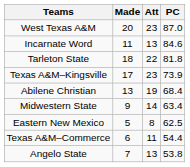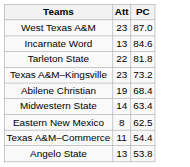- column: (127, 12)
(173, 75) 73.9 -> (143, 75) 73.2
